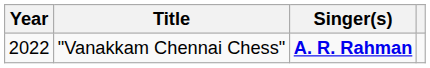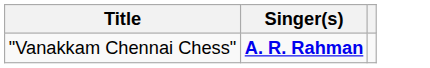- column: (29, 18)
